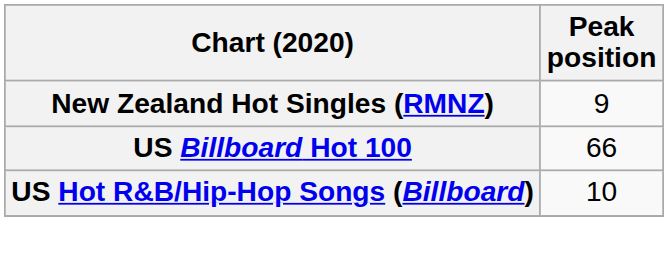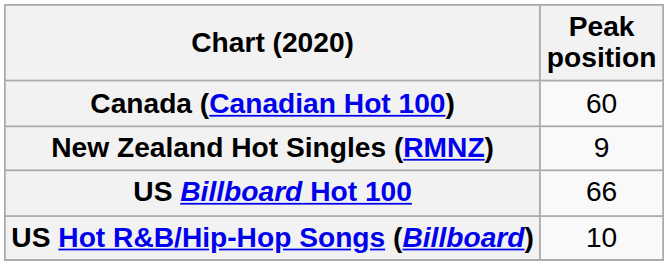+ row: (273, 103)
